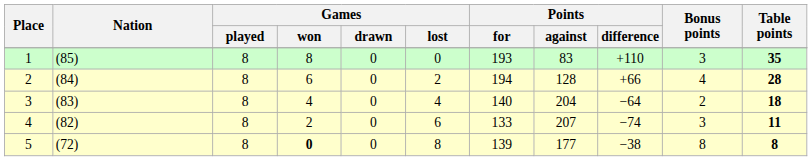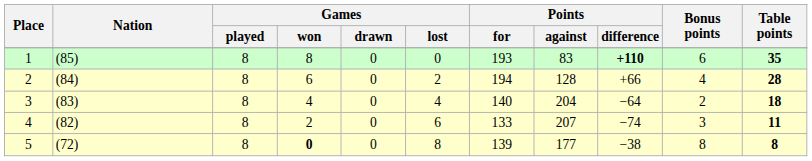(630, 58) normal -> (630, 58) bold
(702, 58) 3 -> (702, 58) 6
